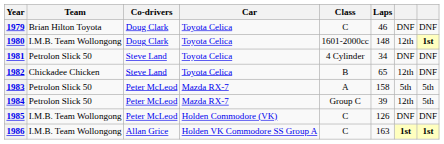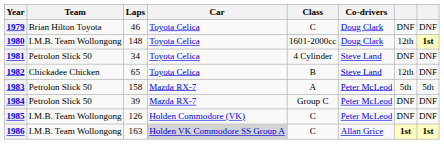columns swapped: (152, 12) <-> (383, 12)
(406, 102) 12th -> (406, 102) DNF
(428, 102) 5th -> (428, 102) DNF
(249, 132) no background -> (217, 132) lightgrey background
